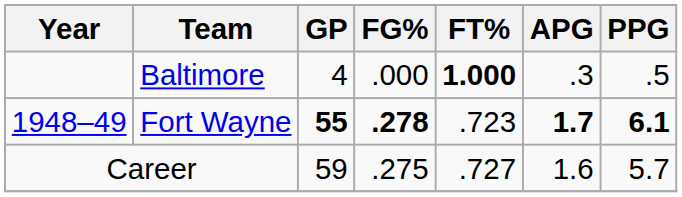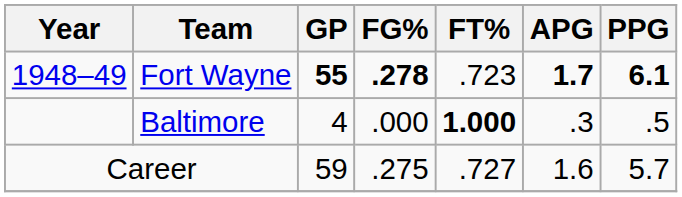rows swapped: (216, 122) <-> (202, 75)
